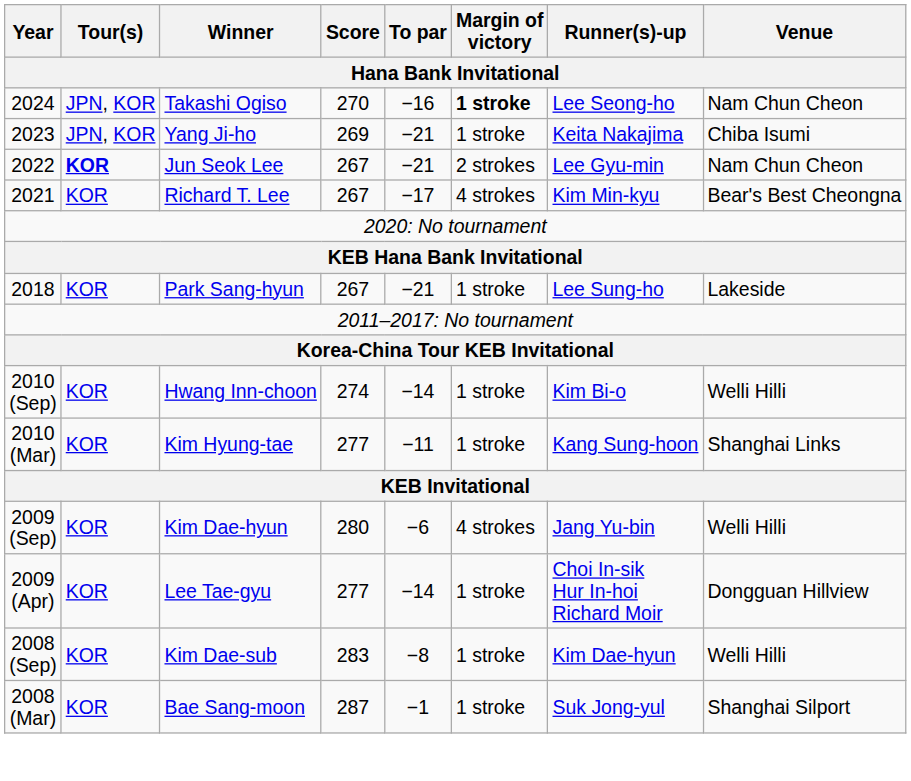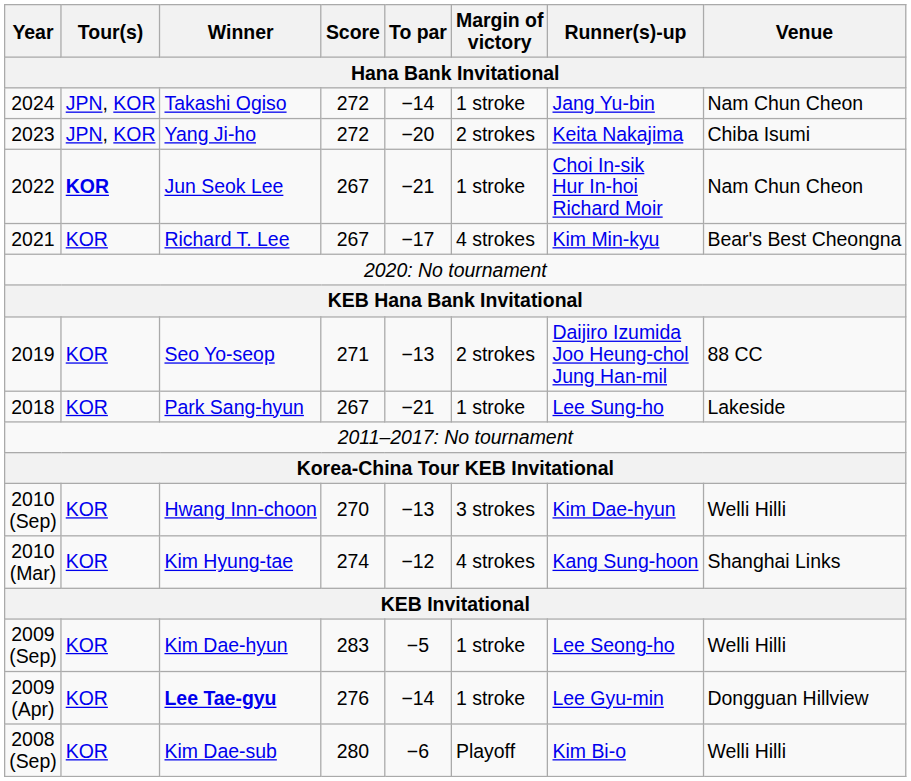(353, 104) 270 -> (353, 104) 272
(418, 104) −16 -> (418, 104) −14
(493, 104) bold -> (491, 104) normal
(614, 104) Lee Seong-ho -> (604, 104) Jang Yu-bin
(353, 134) 269 -> (353, 134) 272
(418, 134) −21 -> (418, 134) −20
(491, 134) 1 stroke -> (495, 134) 2 strokes
(495, 165) 2 strokes -> (491, 187) 1 stroke
(608, 165) Lee Gyu-min -> (608, 187) Choi In-sik Hur In-hoi Richard Moir
+ row: (33, 354)
(353, 392) 274 -> (353, 510) 270
(418, 392) −14 -> (418, 510) −13
(491, 392) 1 stroke -> (495, 510) 3 strokes
(589, 392) Kim Bi-o -> (614, 510) Kim Dae-hyun
(353, 444) 277 -> (353, 562) 274
(418, 444) −11 -> (418, 562) −12
(491, 444) 1 stroke -> (495, 562) 4 strokes
(353, 528) 280 -> (353, 645) 283
(418, 528) −6 -> (418, 645) −5
(495, 528) 4 strokes -> (491, 645) 1 stroke
(604, 528) Jang Yu-bin -> (614, 645) Lee Seong-ho
(218, 591) normal -> (220, 698) bold
(353, 591) 277 -> (353, 698) 276
(608, 591) Choi In-sik Hur In-hoi Richard Moir -> (608, 698) Lee Gyu-min
(353, 654) 283 -> (353, 751) 280
(418, 654) −8 -> (418, 751) −6
(491, 654) 1 stroke -> (486, 751) Playoff
(614, 654) Kim Dae-hyun -> (589, 751) Kim Bi-o
- row: (33, 707)
